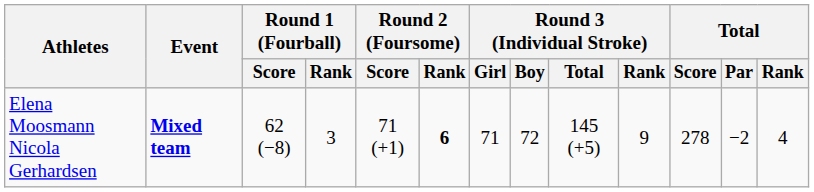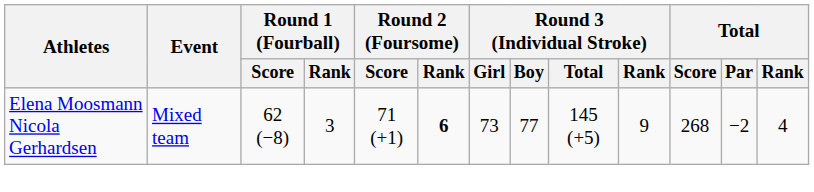(176, 137) bold -> (177, 126) normal
(490, 137) 71 -> (489, 126) 73
(530, 137) 72 -> (529, 126) 77
(695, 137) 278 -> (695, 126) 268
